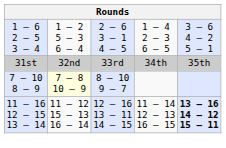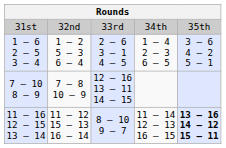rows swapped: (26, 63) <-> (26, 38)
(69, 84) lightyellow background -> (69, 89) no background
(113, 84) 8 – 10 9 – 7 -> (113, 89) 12 – 16 13 – 11 14 – 15
(113, 115) 12 – 16 13 – 11 14 – 15 -> (113, 125) 8 – 10 9 – 7
